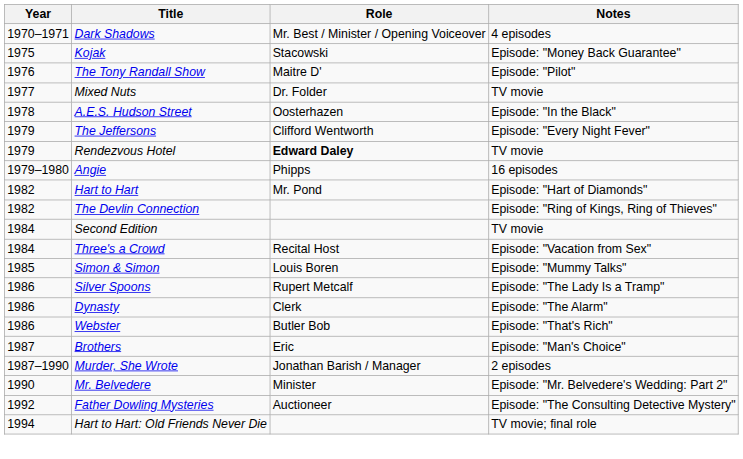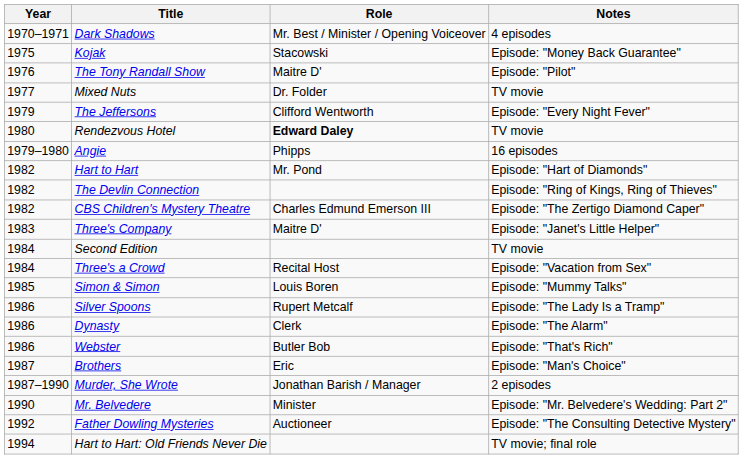- row: (133, 111)
(21, 151) 1979 -> (21, 131) 1980
+ row: (162, 209)
+ row: (123, 229)
